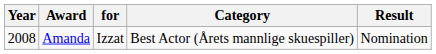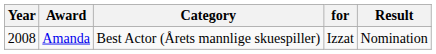columns swapped: (242, 15) <-> (110, 15)
